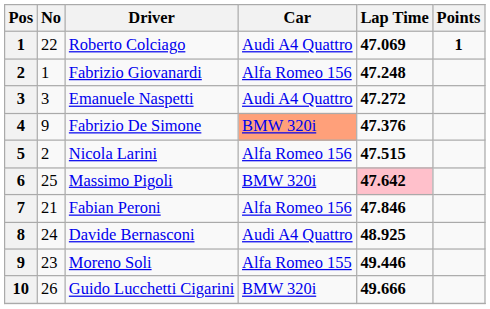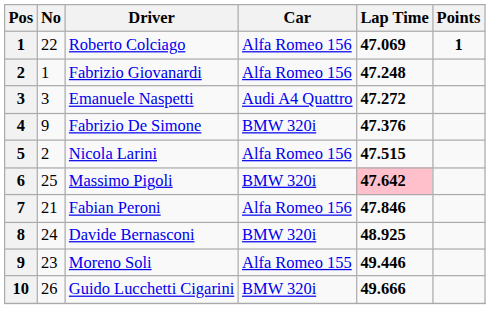(297, 44) Audi A4 Quattro -> (297, 44) Alfa Romeo 156
(279, 126) lightsalmon background -> (279, 126) no background
(297, 234) Audi A4 Quattro -> (279, 234) BMW 320i
